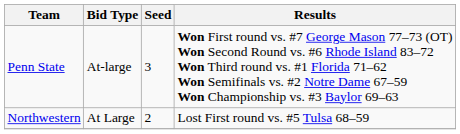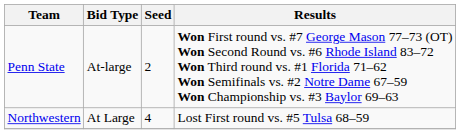(148, 66) 3 -> (148, 66) 2
(148, 118) 2 -> (148, 118) 4
